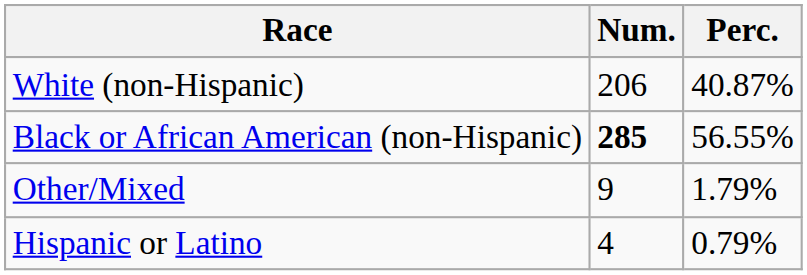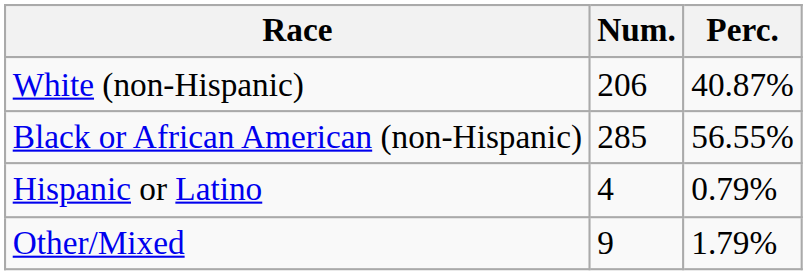(622, 136) bold -> (622, 136) normal
rows swapped: (99, 189) <-> (137, 242)
